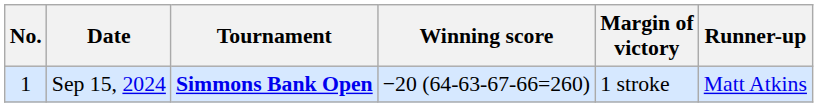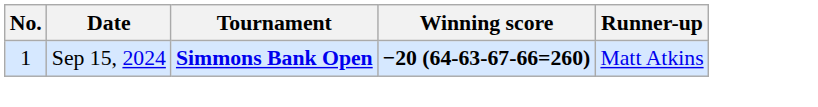- column: (647, 35)
(486, 84) normal -> (487, 58) bold
